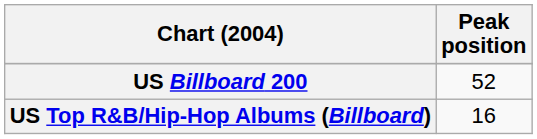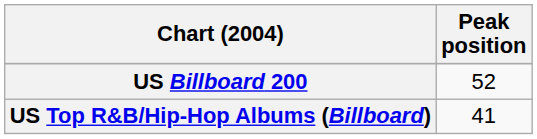(484, 116) 16 -> (484, 116) 41
